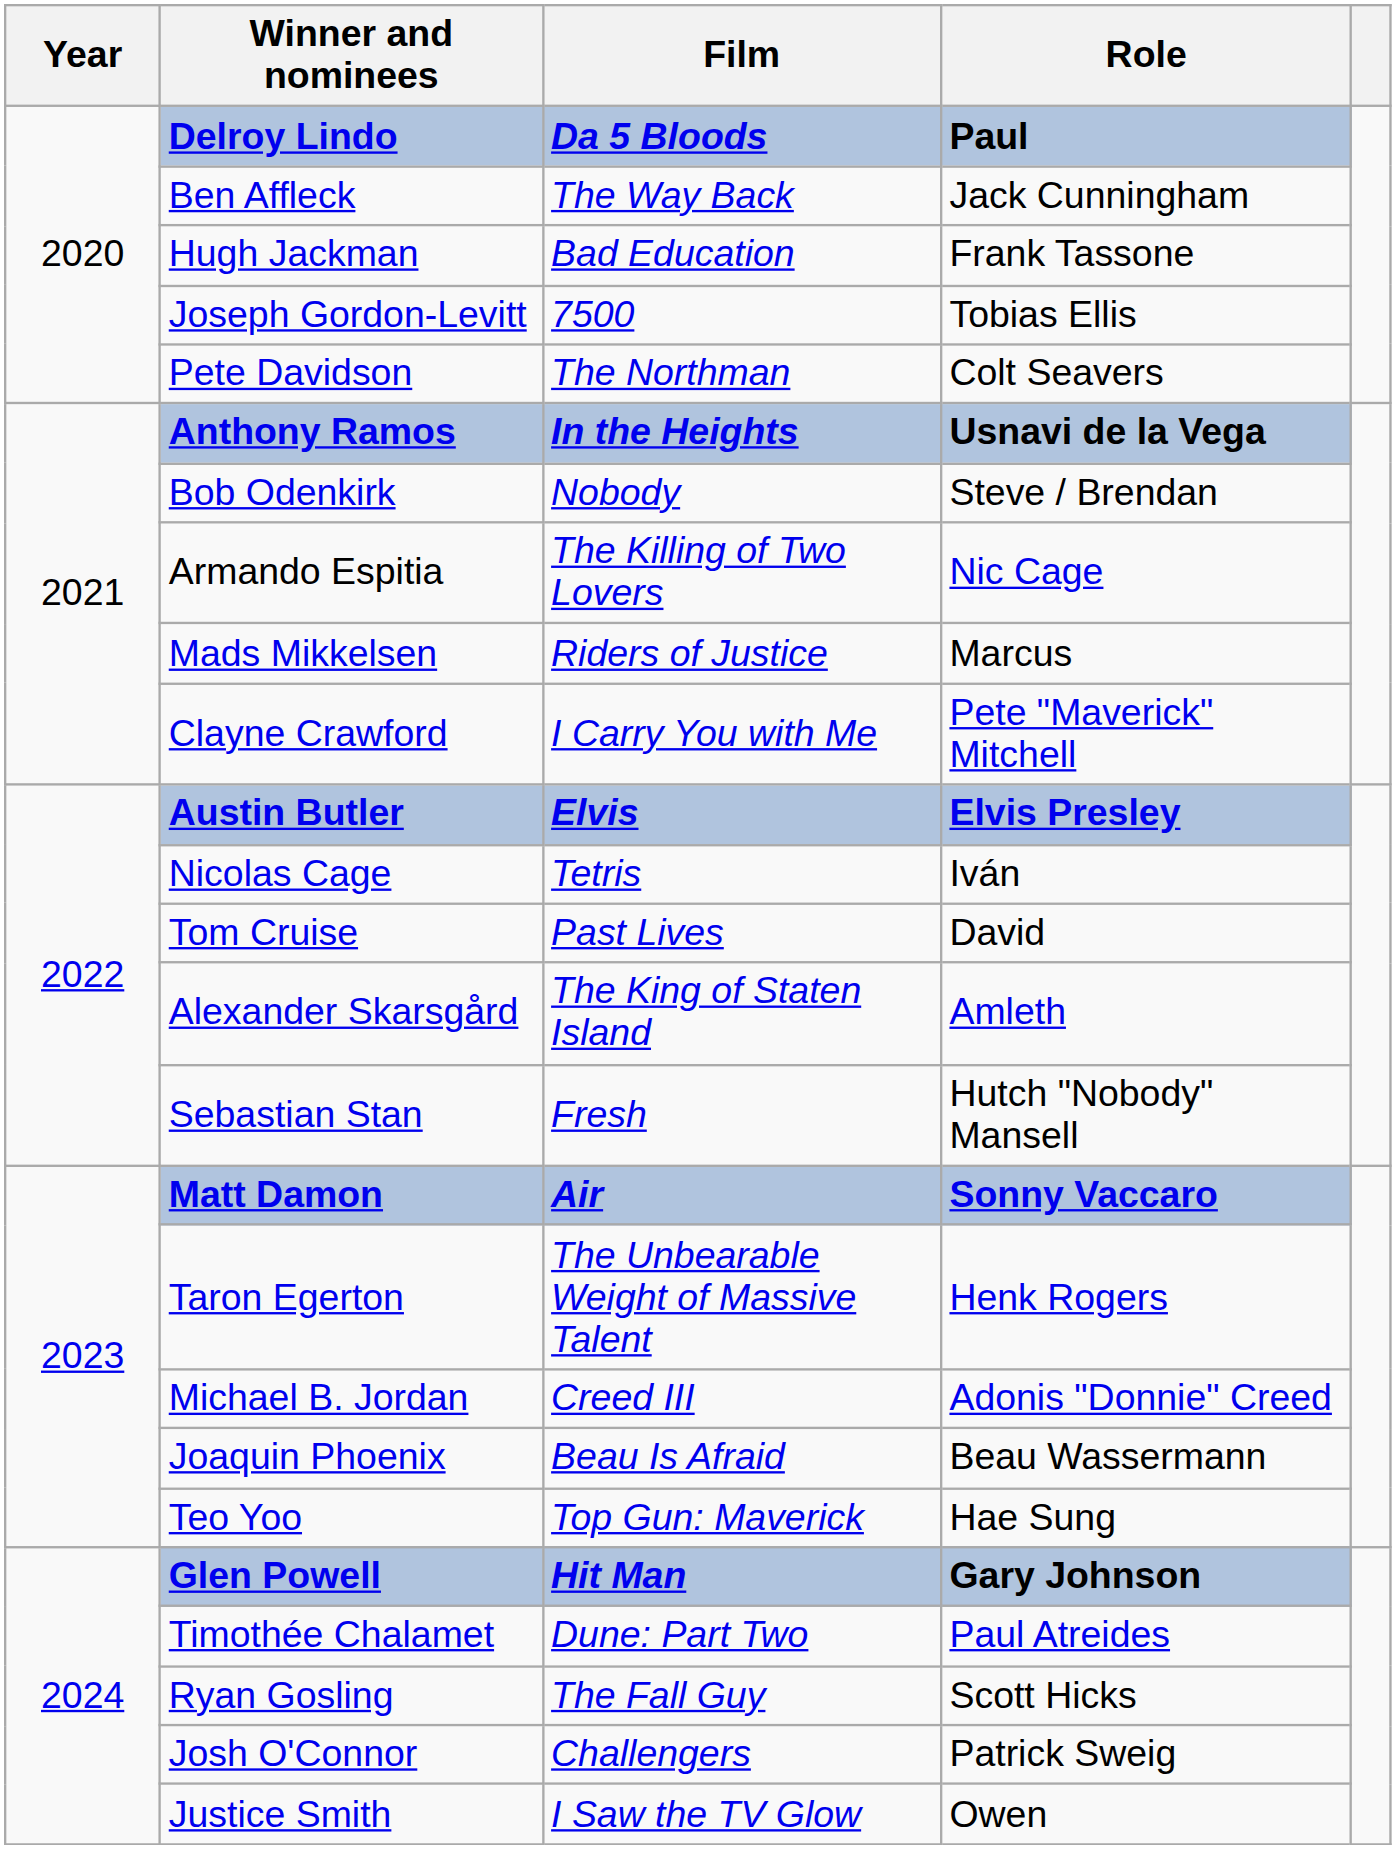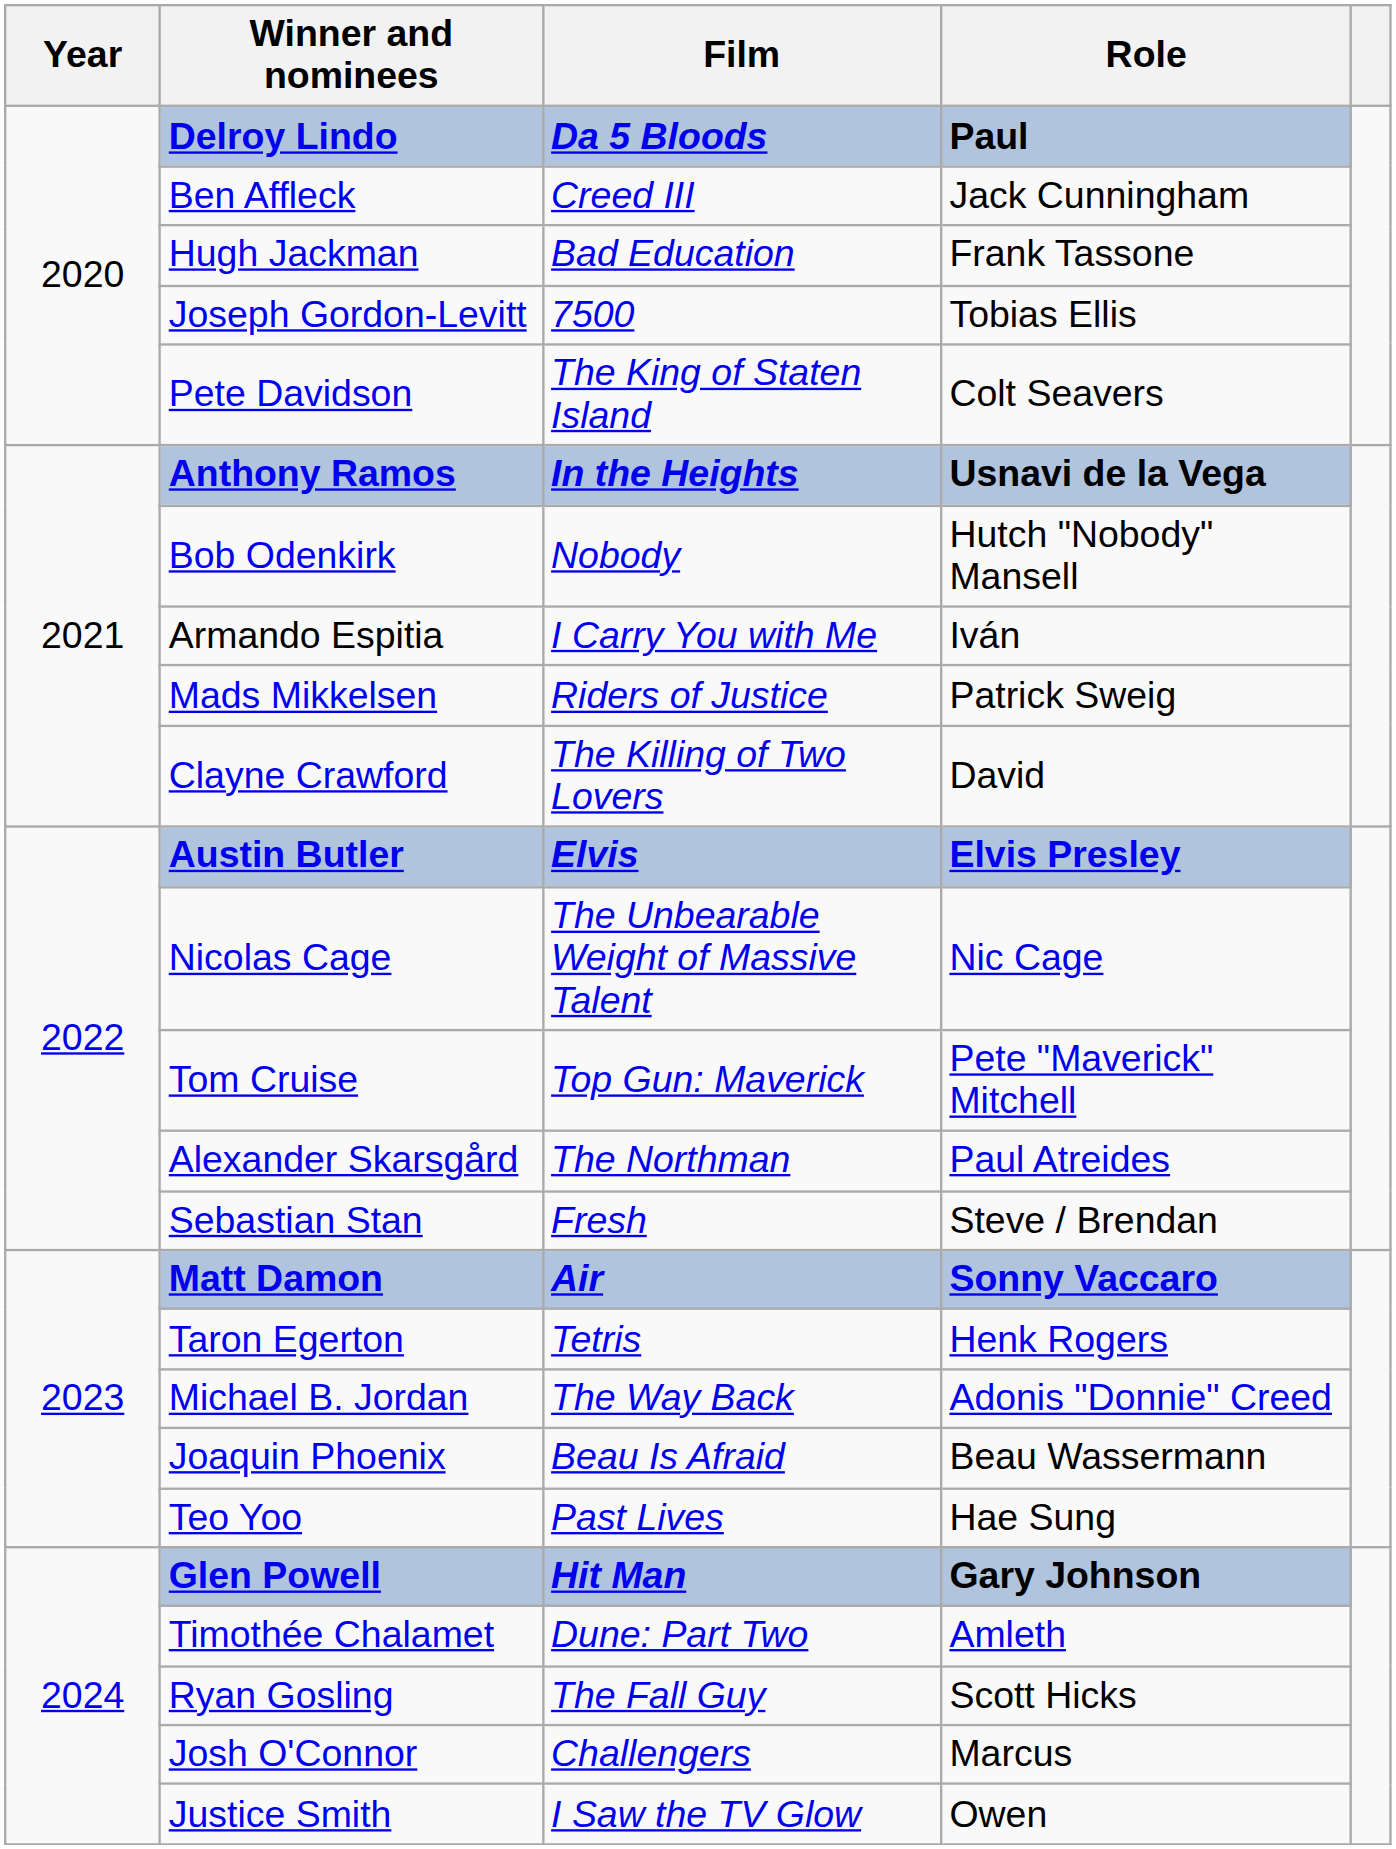(672, 195) The Way Back -> (623, 195) Creed III
(671, 373) The Northman -> (706, 394) The King of Staten Island
(1084, 491) Steve / Brendan -> (1081, 555) Hutch "Nobody" Mansell
(698, 572) The Killing of Two Lovers -> (714, 635) I Carry You with Me
(1026, 572) Nic Cage -> (985, 635) Iván
(1011, 652) Marcus -> (1063, 694) Patrick Sweig
(714, 733) I Carry You with Me -> (698, 775) The Killing of Two Lovers
(1081, 733) Pete "Maverick" Mitchell -> (997, 775) David
(596, 873) Tetris -> (704, 957) The Unbearable Weight of Massive Talent
(985, 873) Iván -> (1026, 957) Nic Cage
(637, 932) Past Lives -> (707, 1079) Top Gun: Maverick
(997, 932) David -> (1081, 1079) Pete "Maverick" Mitchell
(706, 1012) The King of Staten Island -> (671, 1160) The Northman
(1008, 1012) Amleth -> (1060, 1160) Paul Atreides
(1081, 1114) Hutch "Nobody" Mansell -> (1084, 1219) Steve / Brendan
(704, 1296) The Unbearable Weight of Massive Talent -> (596, 1338) Tetris
(623, 1397) Creed III -> (672, 1397) The Way Back
(707, 1516) Top Gun: Maverick -> (637, 1516) Past Lives
(1060, 1635) Paul Atreides -> (1008, 1635) Amleth
(1063, 1754) Patrick Sweig -> (1011, 1754) Marcus
